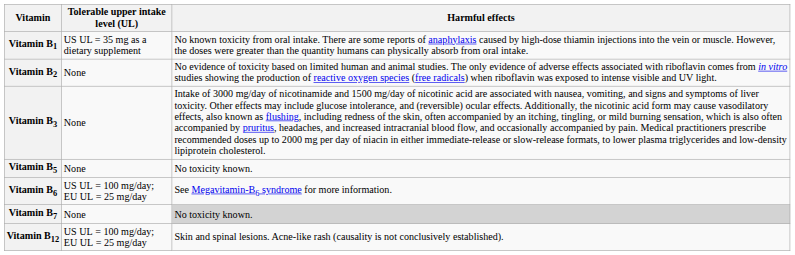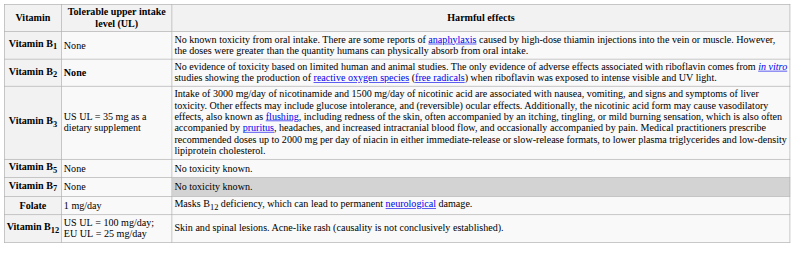(105, 45) US UL = 35 mg as a dietary supplement -> (75, 45) None
(75, 72) normal -> (75, 72) bold
(75, 122) None -> (105, 122) US UL = 35 mg as a dietary supplement
- row: (33, 191)
+ row: (33, 205)
